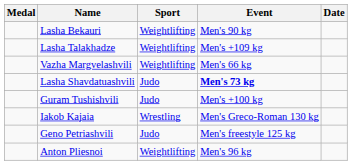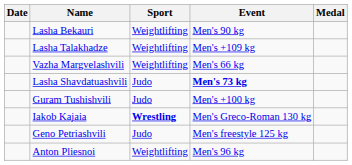columns swapped: (21, 13) <-> (334, 13)
(160, 117) normal -> (154, 117) bold
